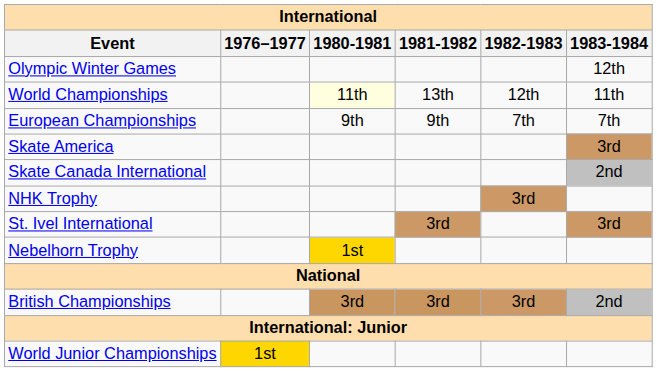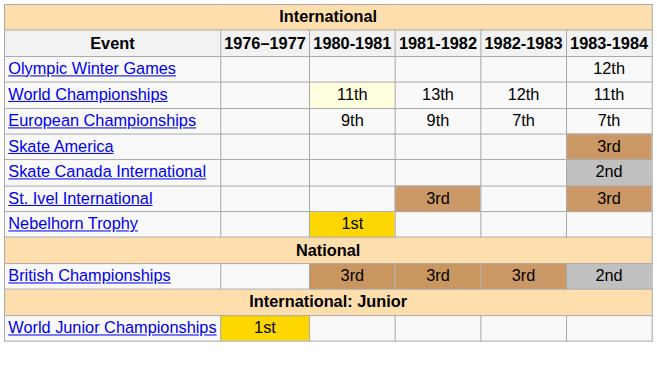- row: (53, 198)
